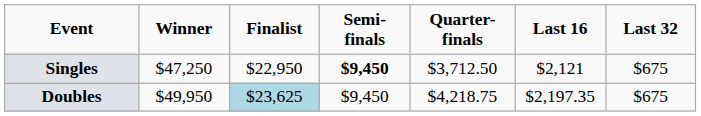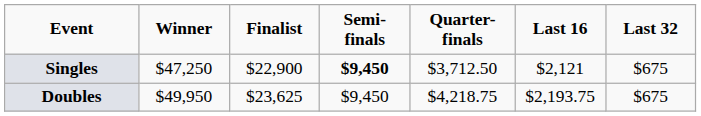(274, 68) $22,950 -> (274, 68) $22,900
(274, 97) lightblue background -> (274, 97) no background
(560, 97) $2,197.35 -> (560, 97) $2,193.75
